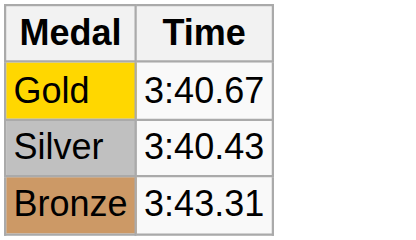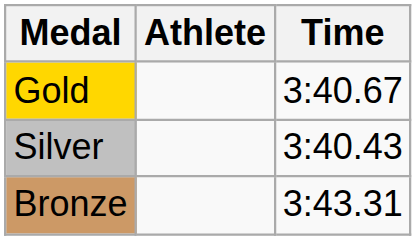+ column: (205, 33)
